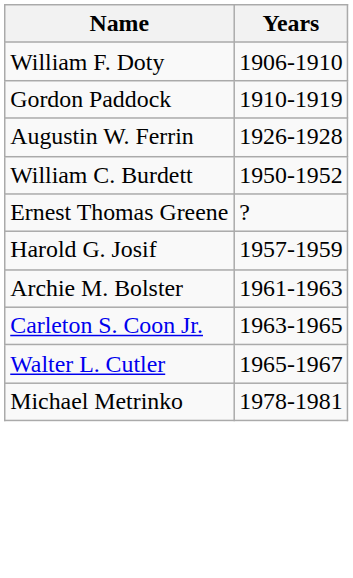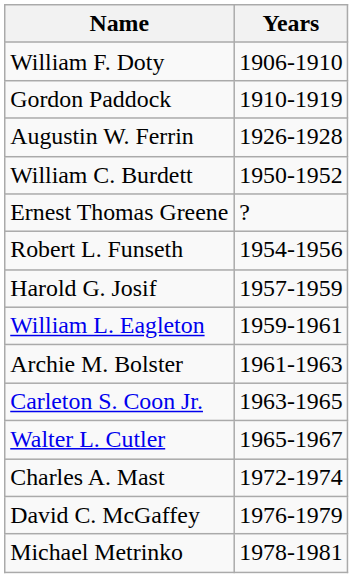+ row: (97, 250)
+ row: (107, 325)
+ row: (87, 477)
+ row: (105, 514)
